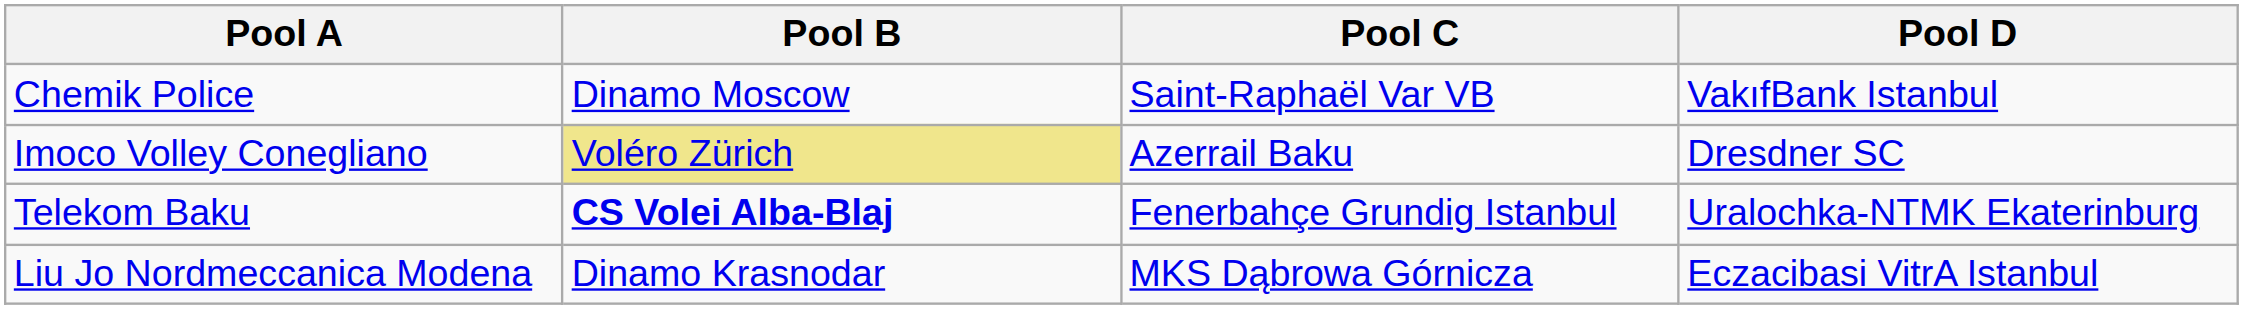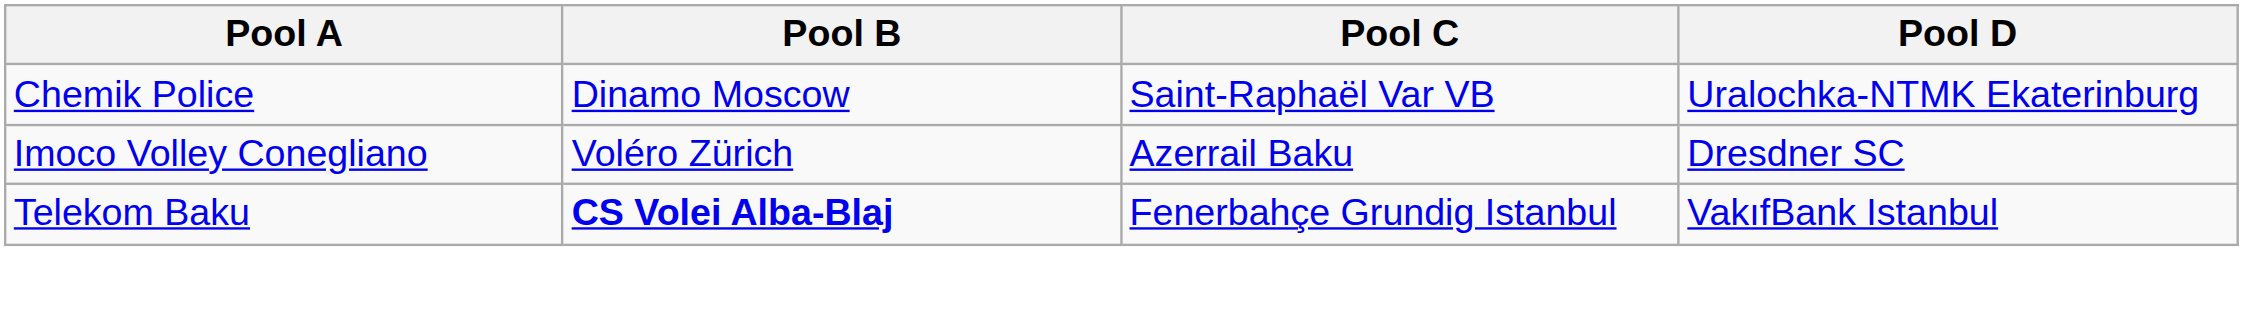(1843, 93) VakıfBank Istanbul -> (1943, 93) Uralochka-NTMK Ekaterinburg
(682, 153) khaki background -> (682, 153) no background
(1943, 213) Uralochka-NTMK Ekaterinburg -> (1843, 213) VakıfBank Istanbul
- row: (273, 272)
